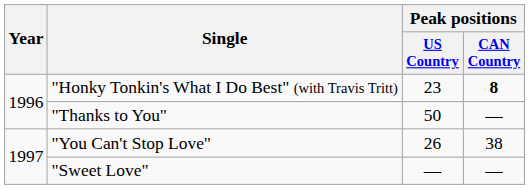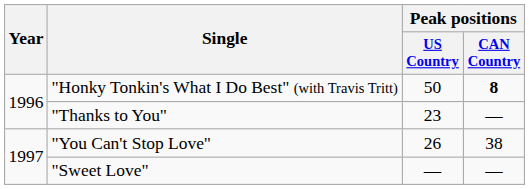(433, 87) 23 -> (433, 87) 50
(433, 115) 50 -> (433, 115) 23
